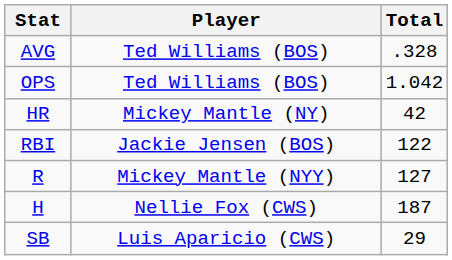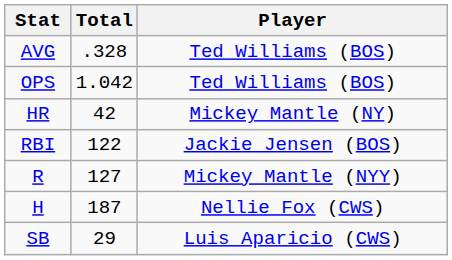columns swapped: (226, 20) <-> (414, 20)
